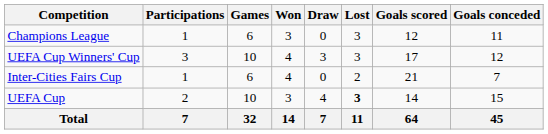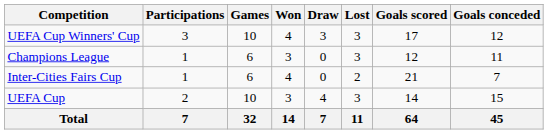rows swapped: (58, 35) <-> (74, 56)
(357, 98) bold -> (357, 98) normal
